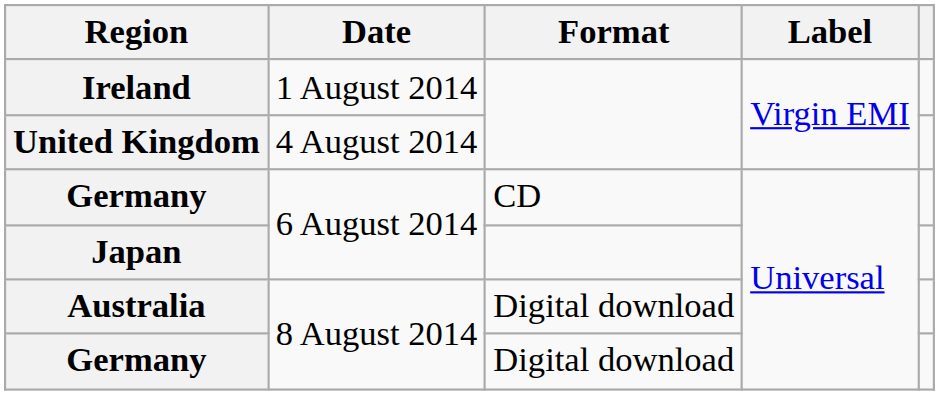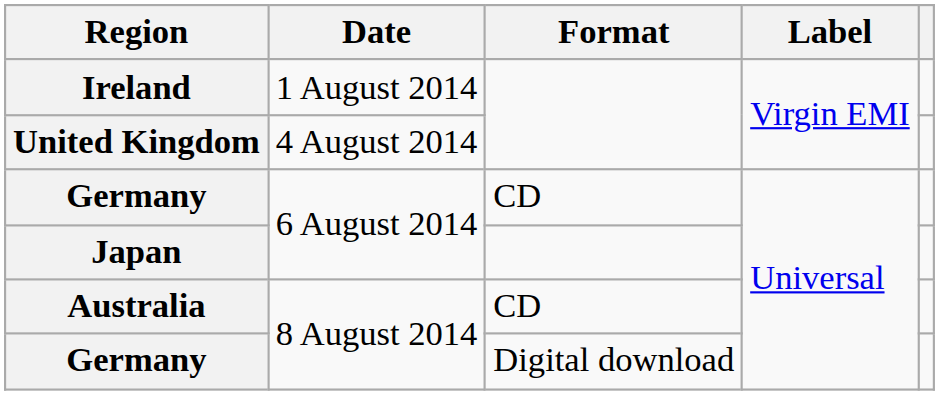(614, 305) Digital download -> (517, 305) CD
